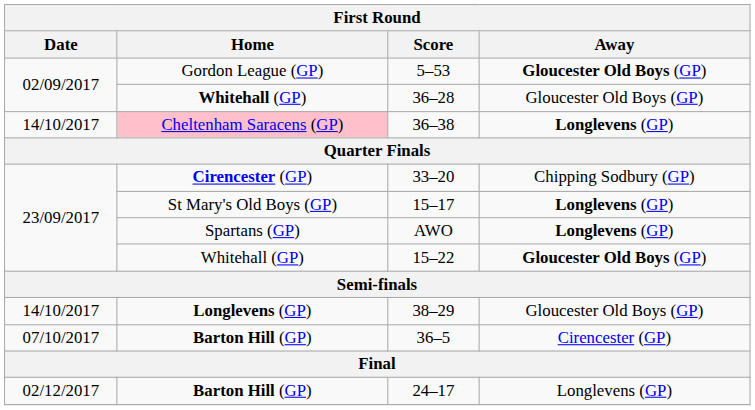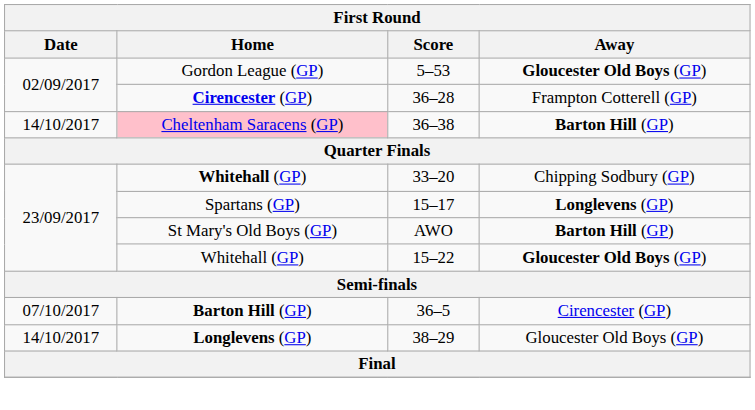(252, 97) Whitehall (GP) -> (252, 97) Cirencester (GP)
(614, 97) Gloucester Old Boys (GP) -> (614, 97) Frampton Cotterell (GP)
(614, 124) Longlevens (GP) -> (614, 124) Barton Hill (GP)
(252, 177) Cirencester (GP) -> (252, 177) Whitehall (GP)
(252, 204) St Mary's Old Boys (GP) -> (252, 204) Spartans (GP)
(252, 230) Spartans (GP) -> (252, 230) St Mary's Old Boys (GP)
(614, 230) Longlevens (GP) -> (614, 230) Barton Hill (GP)
rows swapped: (433, 337) <-> (433, 310)
- row: (433, 390)
